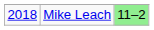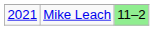(22, 15) 2018 -> (22, 15) 2021
